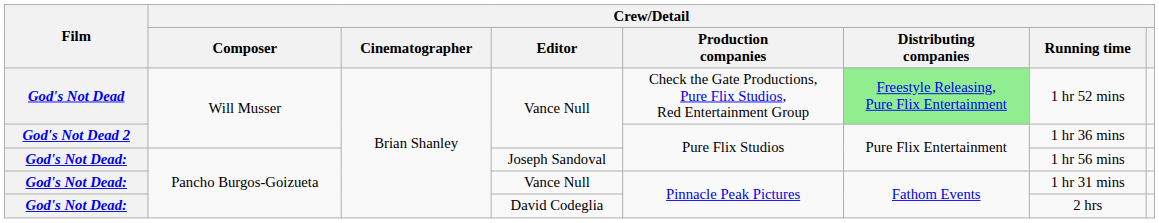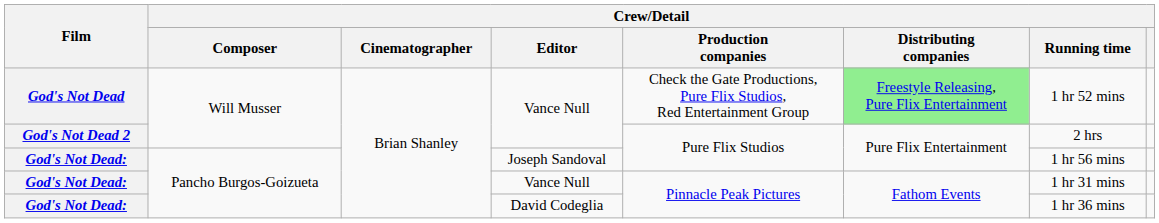(1088, 135) 1 hr 36 mins -> (1088, 135) 2 hrs
(1088, 205) 2 hrs -> (1088, 205) 1 hr 36 mins
